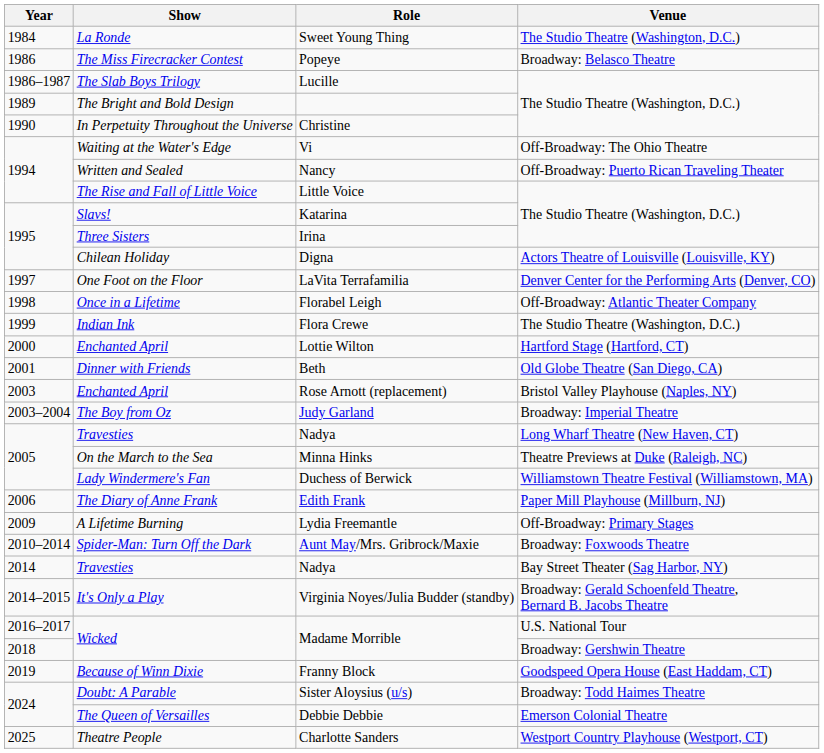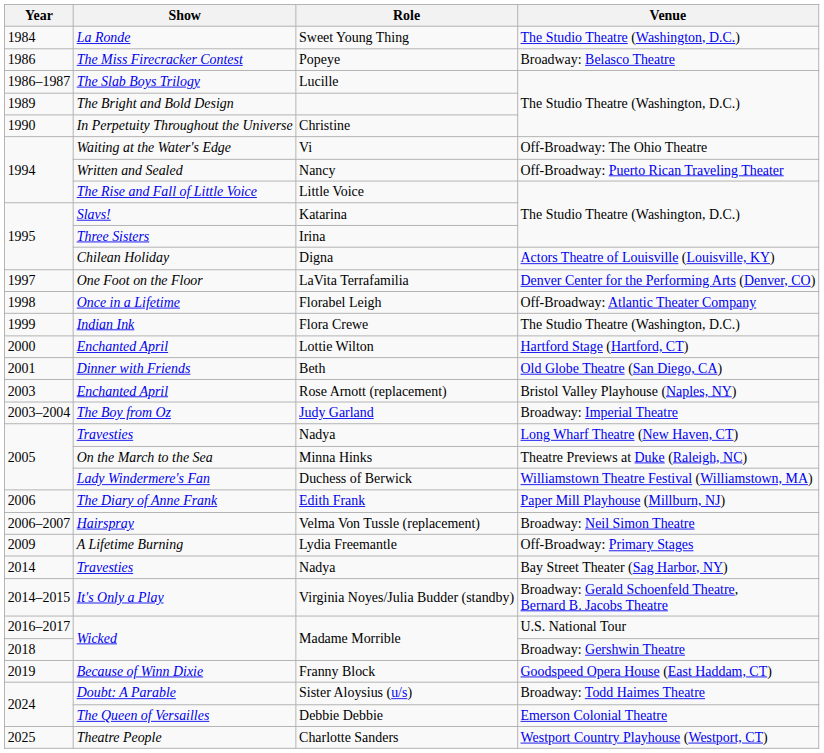+ row: (39, 523)
- row: (39, 545)
